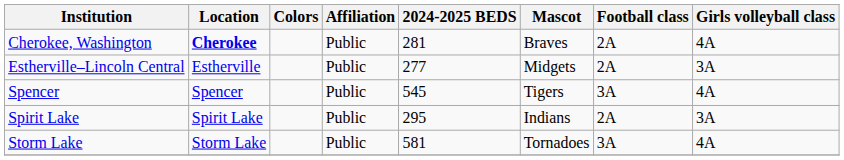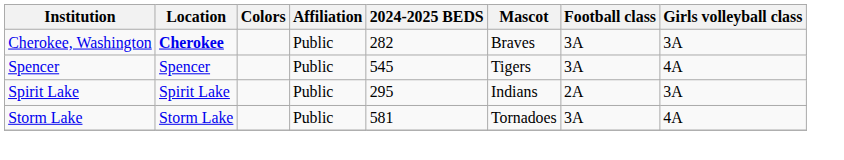(414, 42) 281 -> (382, 42) 282
(606, 42) 2A -> (574, 42) 3A
(706, 42) 4A -> (673, 42) 3A
- row: (96, 67)
